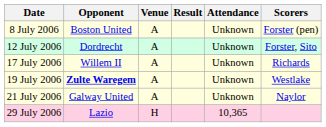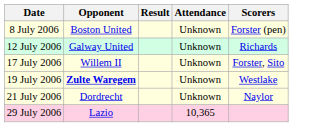- column: (155, 12)
(101, 46) Dordrecht -> (101, 46) Galway United
(291, 46) Forster, Sito -> (258, 46) Richards
(291, 63) Richards -> (258, 63) Forster, Sito
(101, 96) Galway United -> (101, 96) Dordrecht
